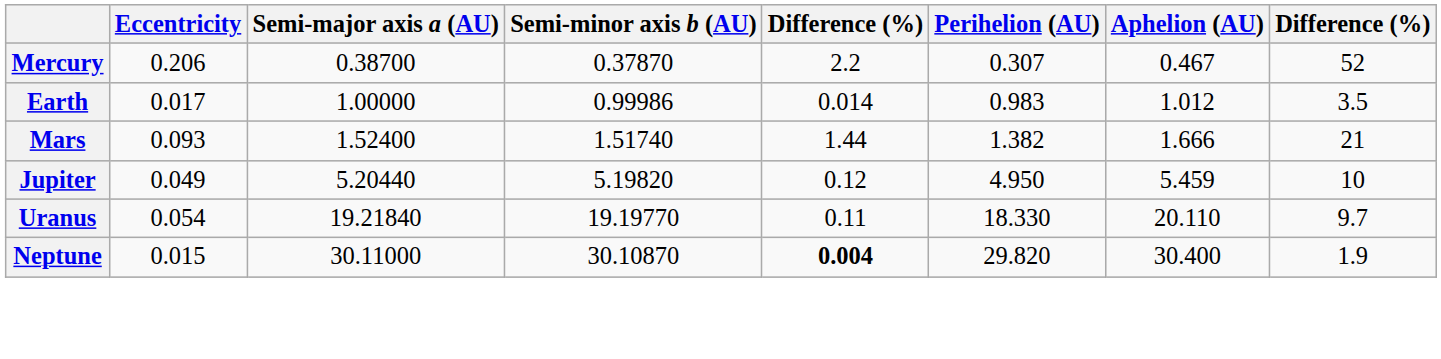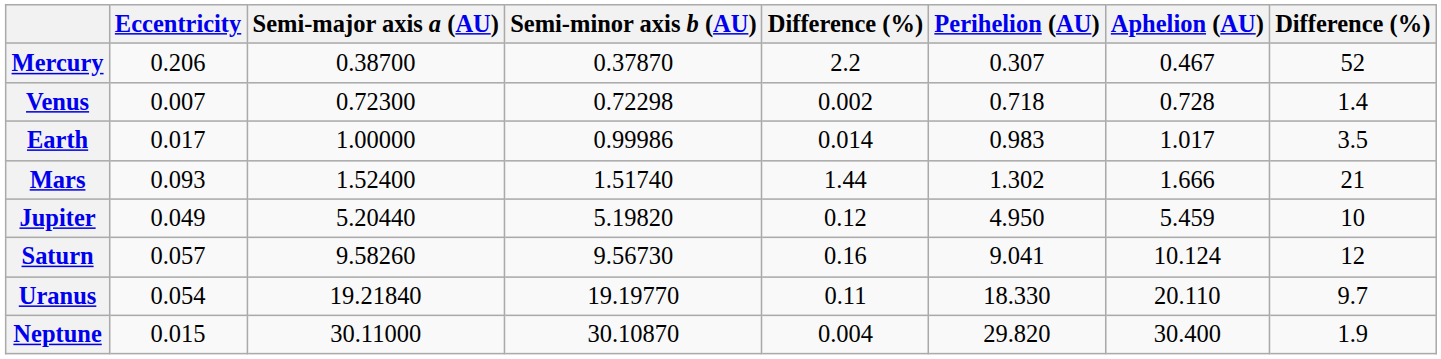+ row: (58, 101)
(1187, 101) 1.012 -> (1187, 140) 1.017
(1017, 140) 1.382 -> (1017, 179) 1.302
+ row: (58, 256)
(845, 256) bold -> (845, 334) normal
